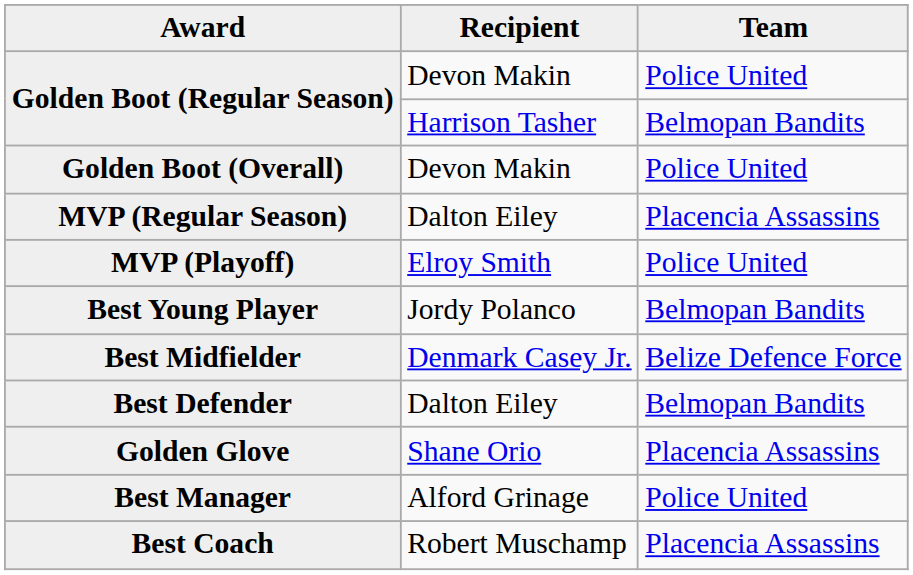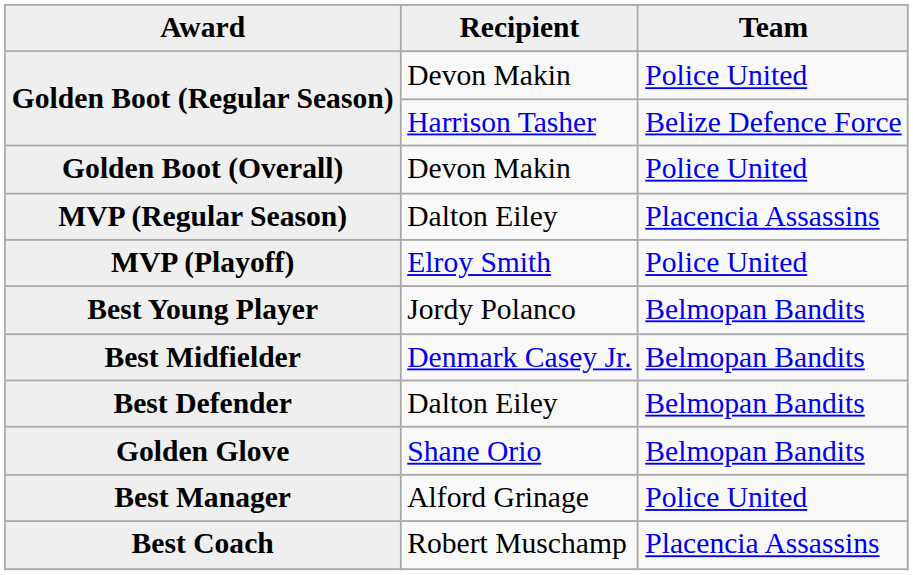(755, 121) Belmopan Bandits -> (773, 121) Belize Defence Force
(773, 356) Belize Defence Force -> (755, 356) Belmopan Bandits
(762, 450) Placencia Assassins -> (755, 450) Belmopan Bandits
